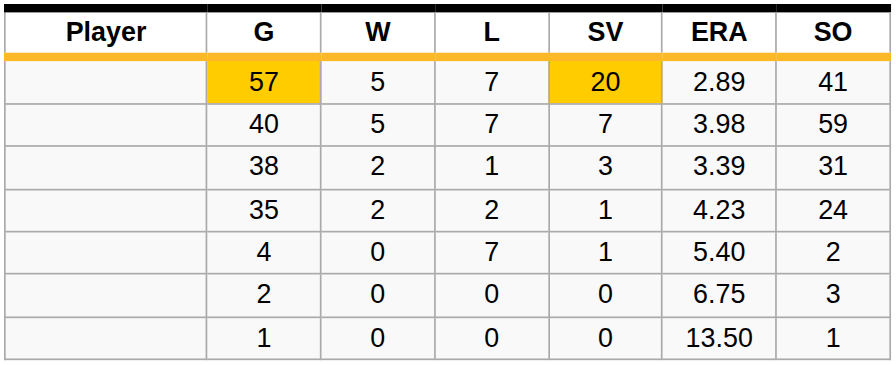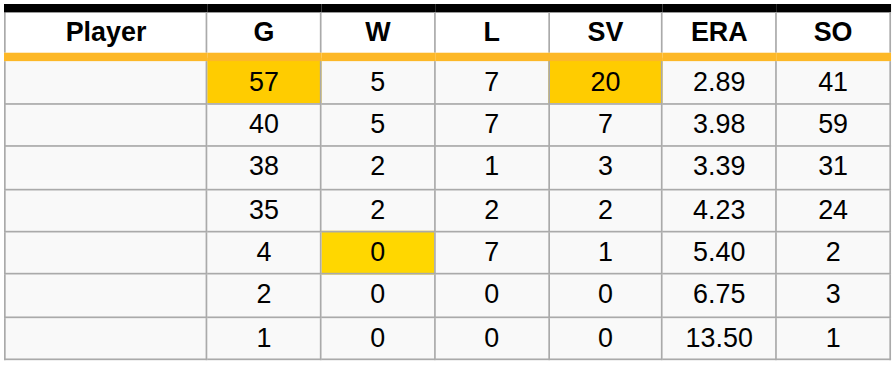(605, 209) 1 -> (605, 209) 2
(378, 252) no background -> (378, 252) gold background
